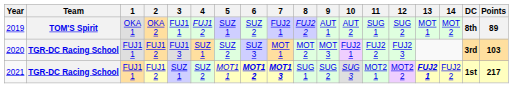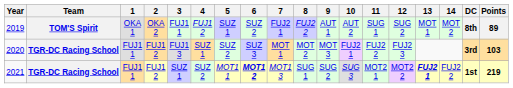(281, 71) bold -> (281, 71) normal
(494, 71) 217 -> (494, 71) 219
